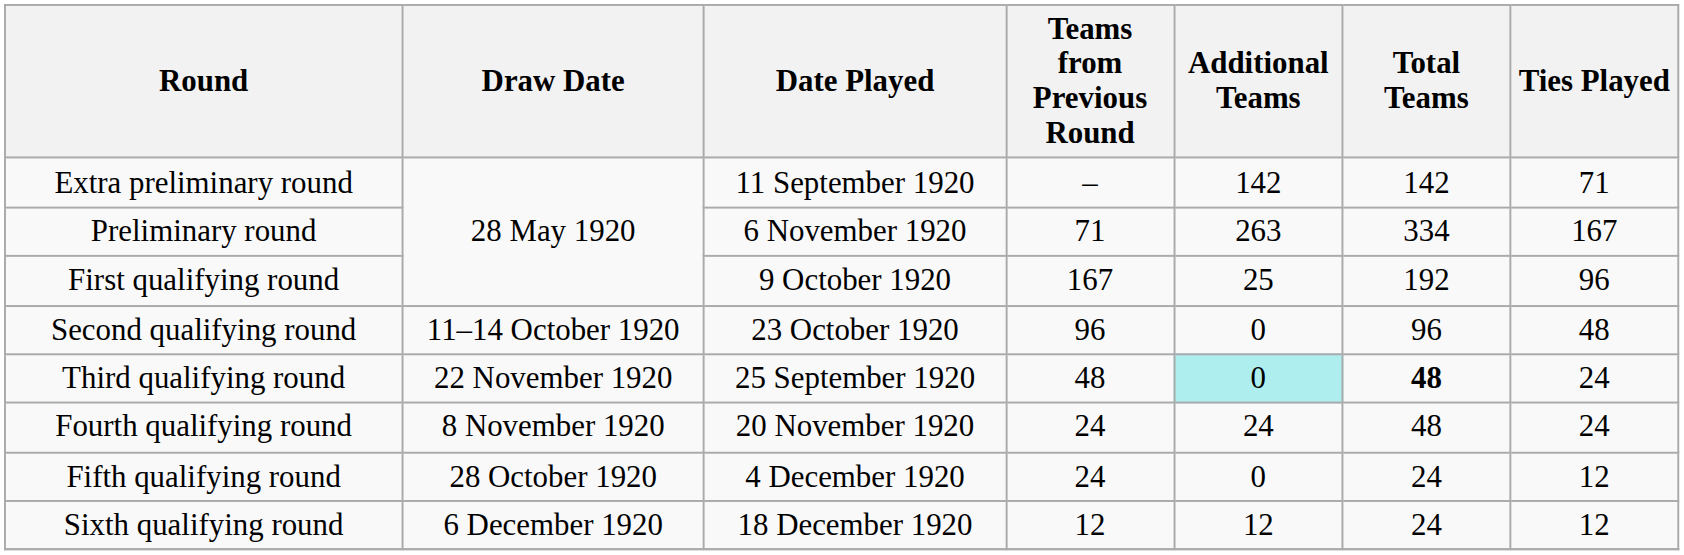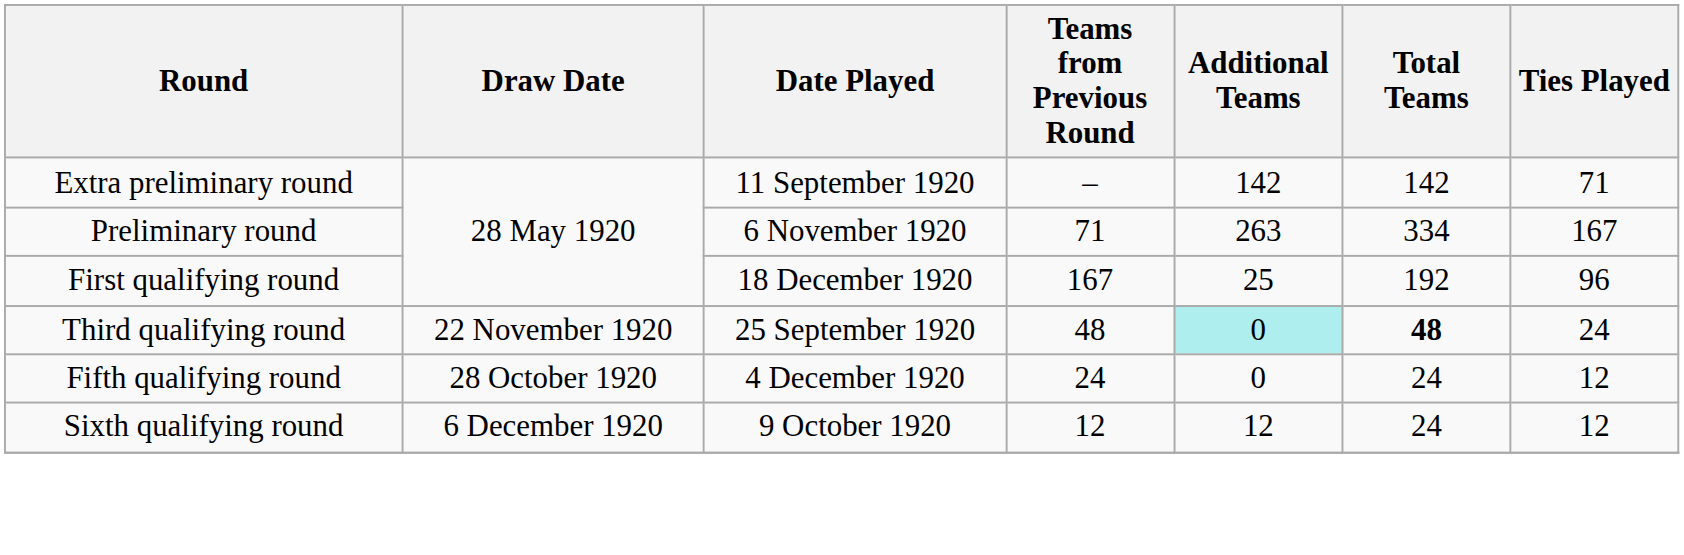(855, 280) 9 October 1920 -> (855, 280) 18 December 1920
- row: (204, 329)
- row: (204, 427)
(855, 524) 18 December 1920 -> (855, 427) 9 October 1920
